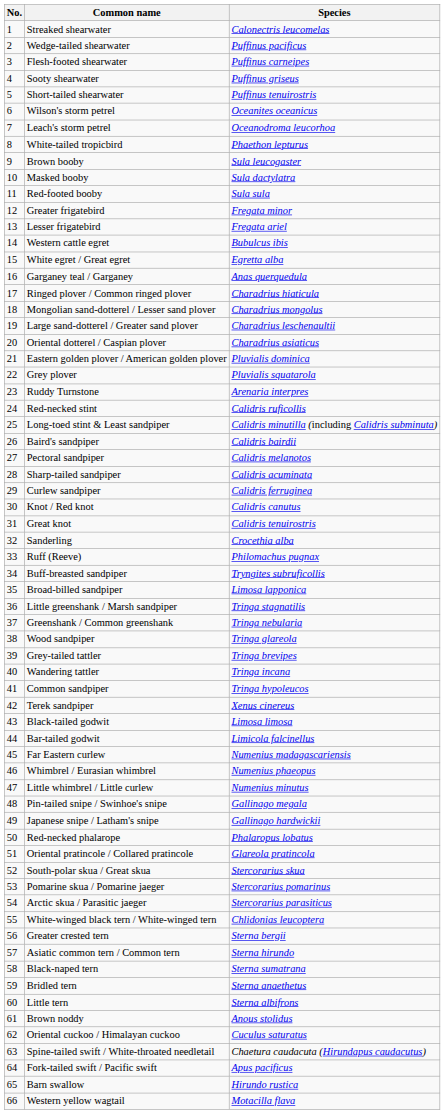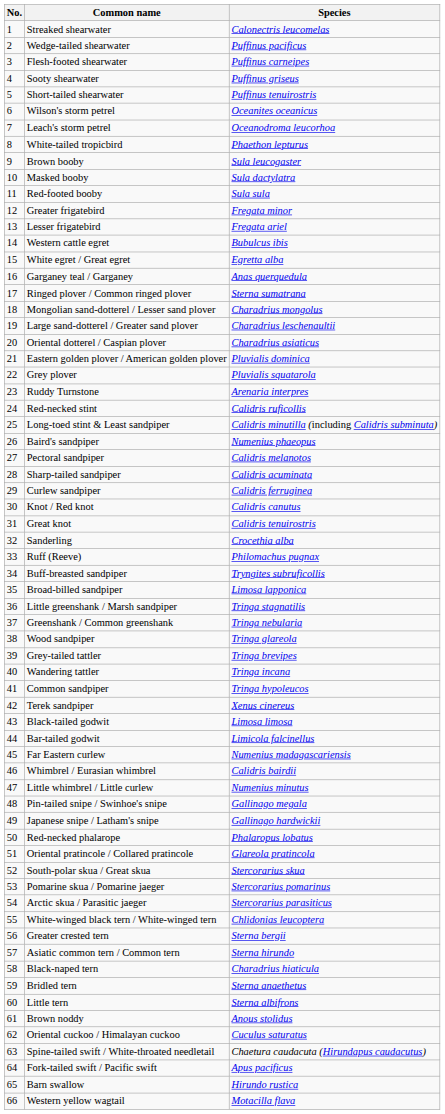(275, 293) Charadrius hiaticula -> (269, 293) Sterna sumatrana
(264, 441) Calidris bairdii -> (274, 441) Numenius phaeopus
(274, 771) Numenius phaeopus -> (264, 771) Calidris bairdii
(269, 969) Sterna sumatrana -> (275, 969) Charadrius hiaticula
